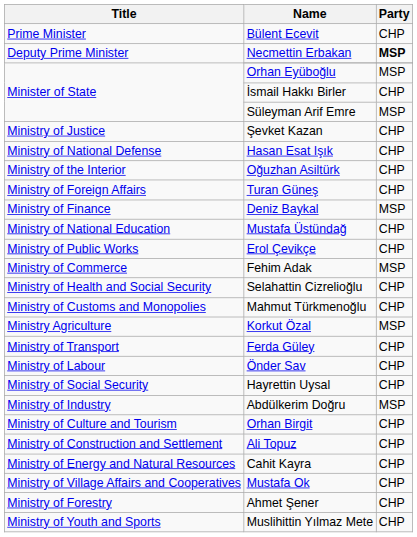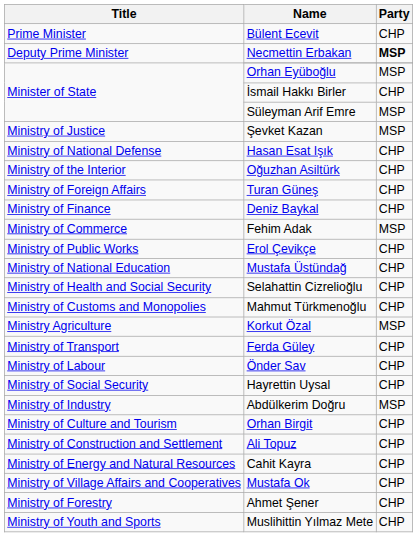(392, 131) CHP -> (392, 131) MSP
(392, 209) MSP -> (392, 209) CHP
rows swapped: (297, 229) <-> (279, 268)
